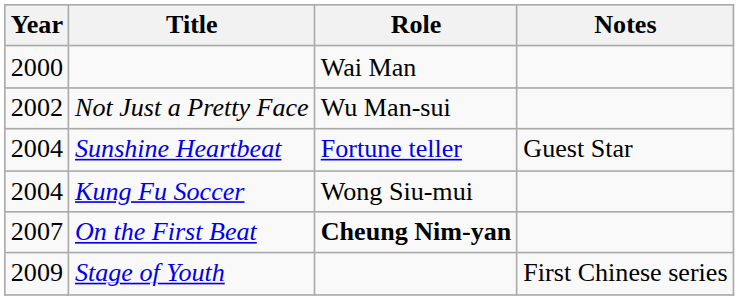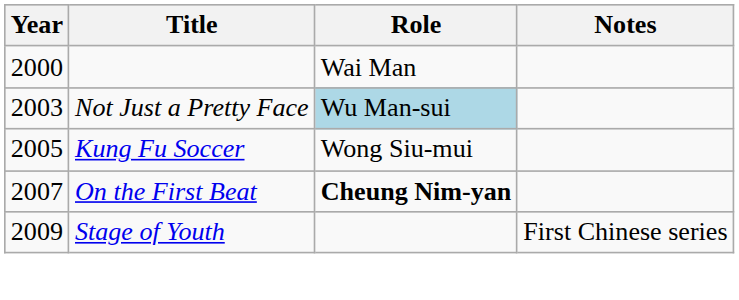(37, 107) 2002 -> (37, 107) 2003
(386, 107) no background -> (386, 107) lightblue background
- row: (178, 149)
(37, 190) 2004 -> (37, 149) 2005
